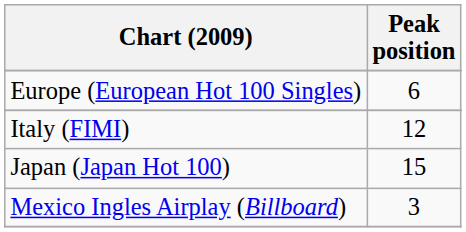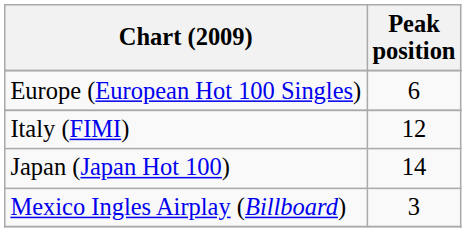(414, 167) 15 -> (414, 167) 14
